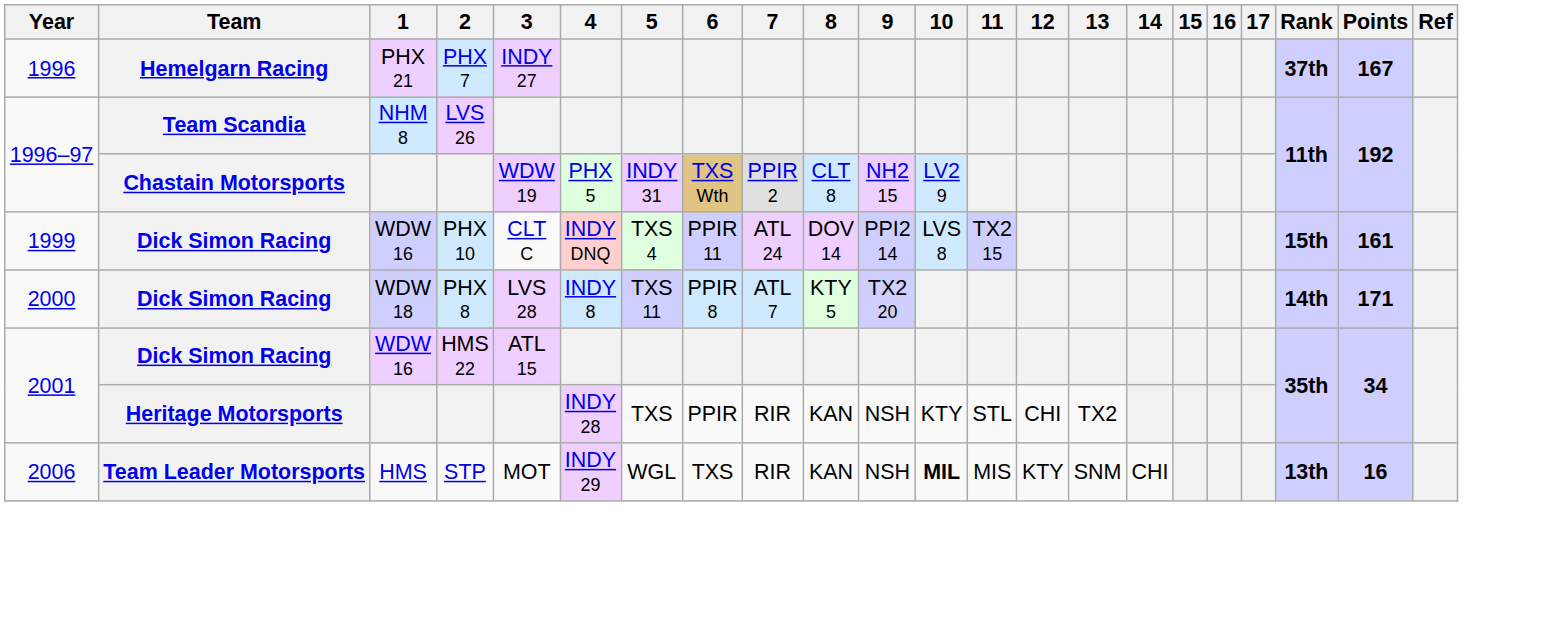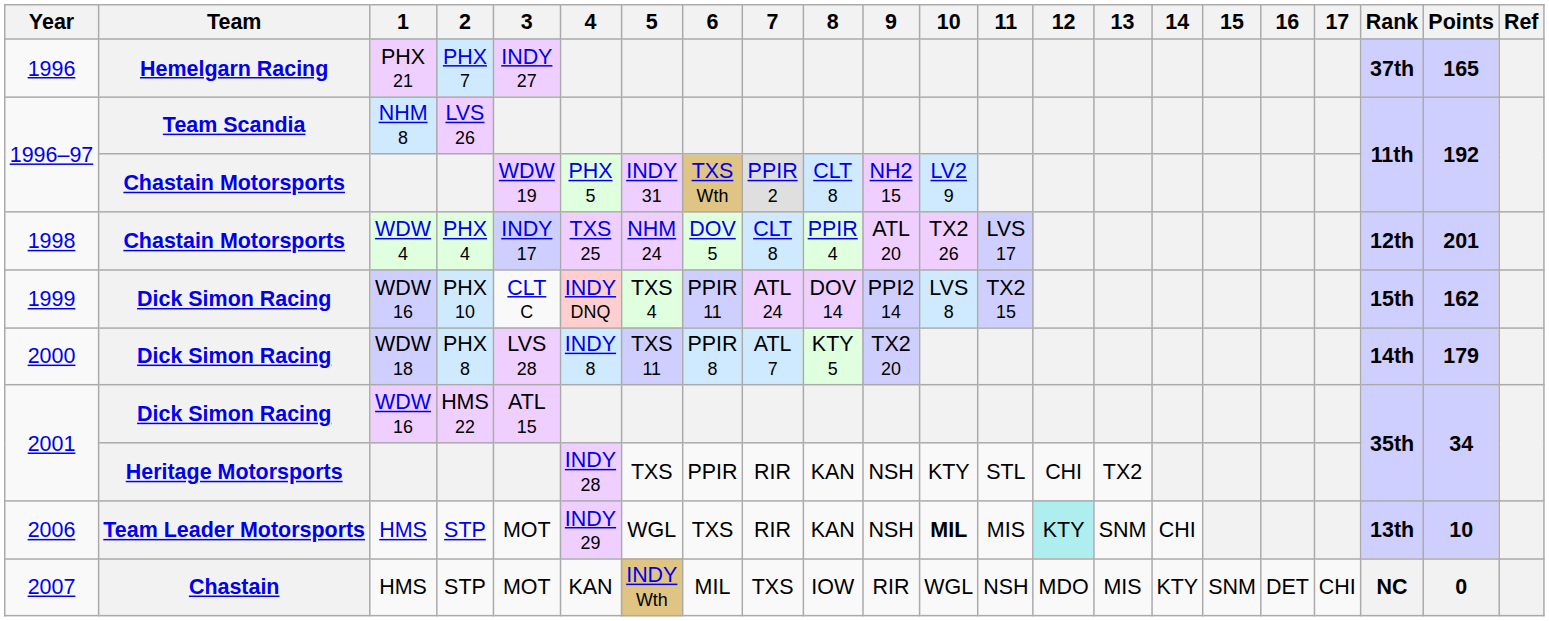(1375, 68) 167 -> (1461, 68) 165
+ row: (52, 241)
(1375, 241) 161 -> (1461, 299) 162
(1375, 299) 171 -> (1461, 357) 179
(1043, 472) no background -> (1064, 530) paleturquoise background
(1375, 472) 16 -> (1461, 530) 10
+ row: (52, 588)
